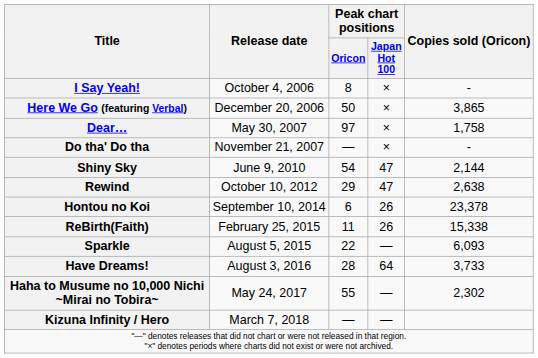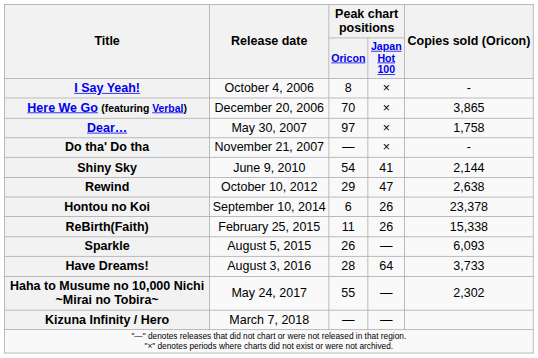(348, 108) 50 -> (348, 108) 70
(386, 167) 47 -> (386, 167) 41
(348, 246) 22 -> (348, 246) 26
